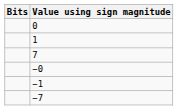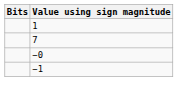- row: (35, 26)
- row: (38, 98)
